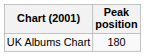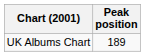(116, 42) 180 -> (116, 42) 189
